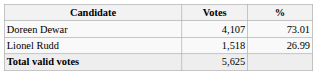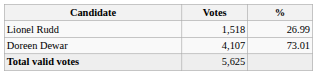rows swapped: (37, 29) <-> (33, 45)
